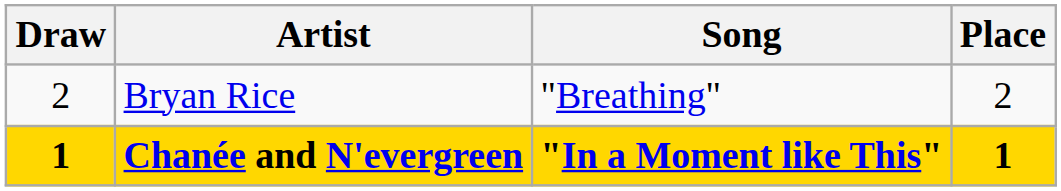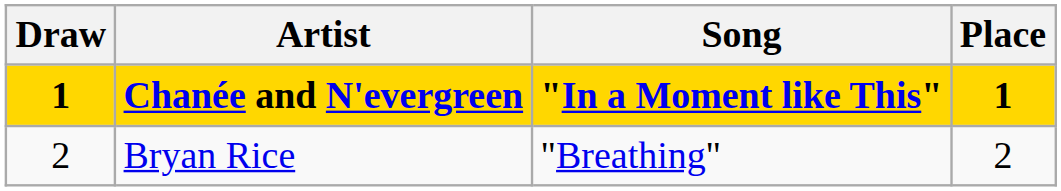rows swapped: (323, 154) <-> (209, 94)
